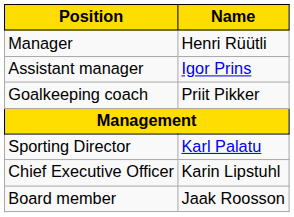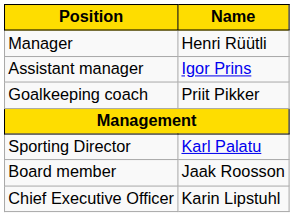rows swapped: (62, 198) <-> (91, 172)
